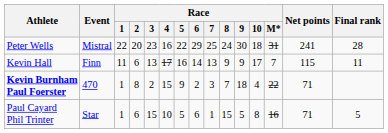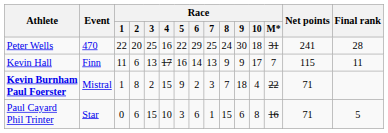(97, 46) Mistral -> (90, 46) 470
(152, 46) 23 -> (152, 46) 25
(90, 85) 470 -> (97, 85) Mistral
(122, 114) 1 -> (122, 114) 0
(182, 114) 5 -> (182, 114) 3
(242, 114) 5 -> (242, 114) 6
